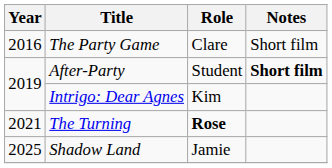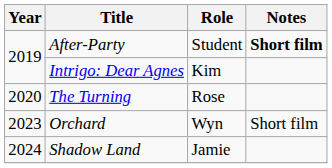- row: (104, 44)
(25, 123) 2021 -> (25, 96) 2020
(209, 123) bold -> (208, 96) normal
+ row: (77, 123)
(25, 149) 2025 -> (25, 149) 2024
